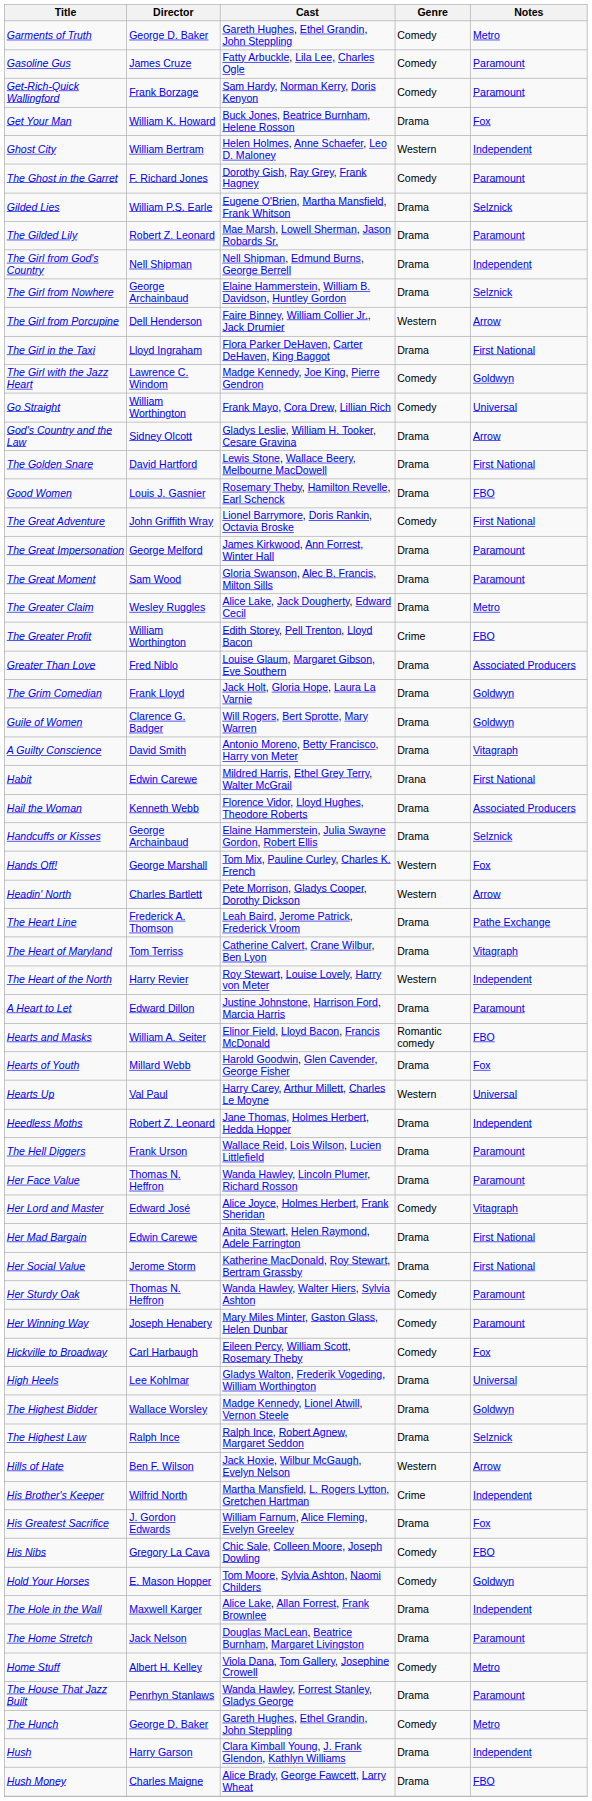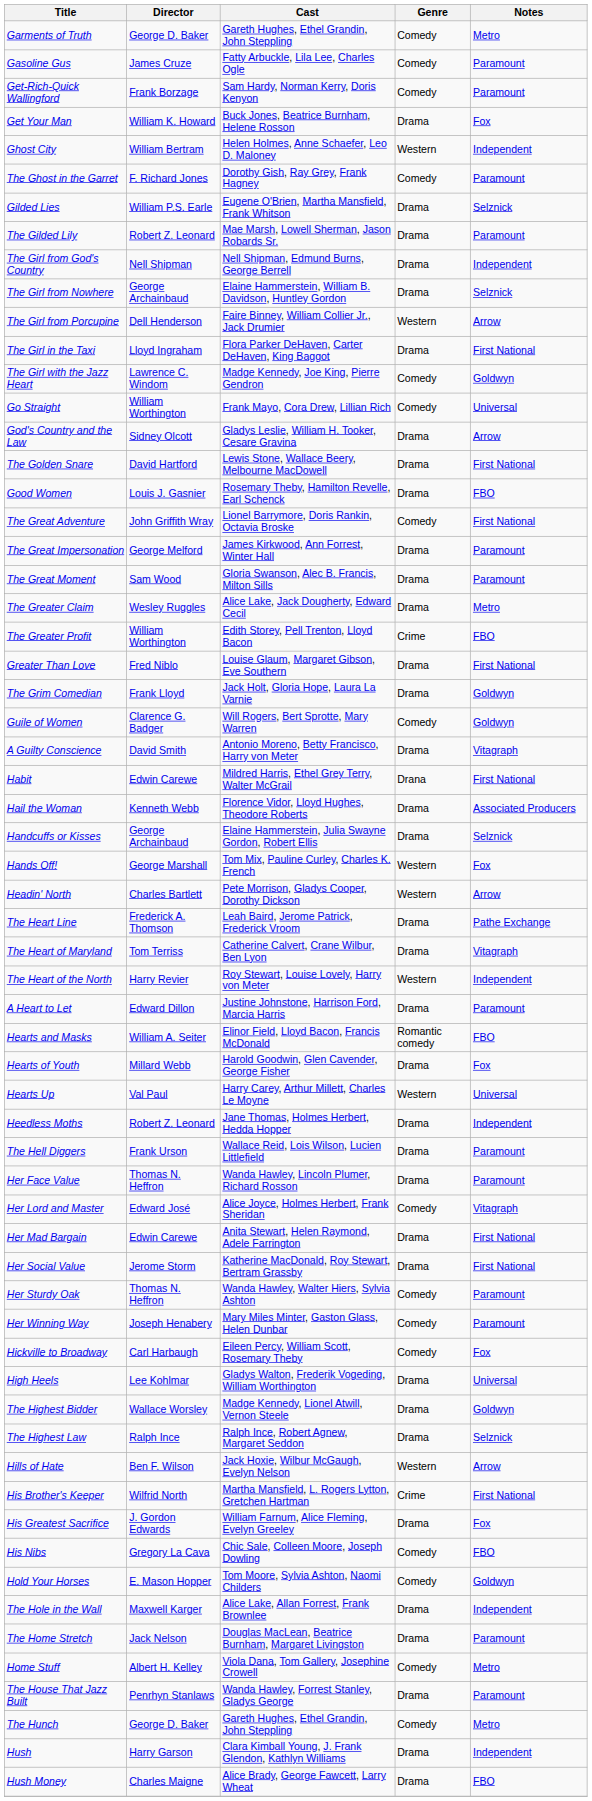(524, 665) Associated Producers -> (504, 665) First National
(413, 722) Drama -> (417, 722) Comedy
(502, 1495) Independent -> (504, 1495) First National
